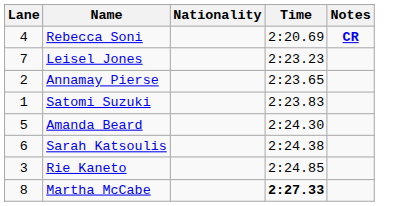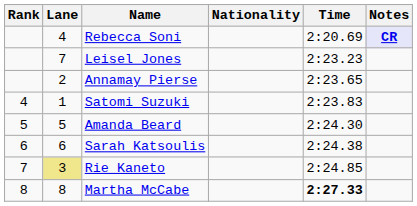+ column: (24, 15)
(351, 37) no background -> (389, 37) lavender background
(24, 168) no background -> (62, 168) khaki background
